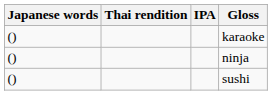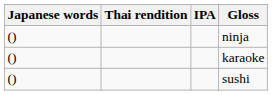rows swapped: (243, 36) <-> (235, 57)
